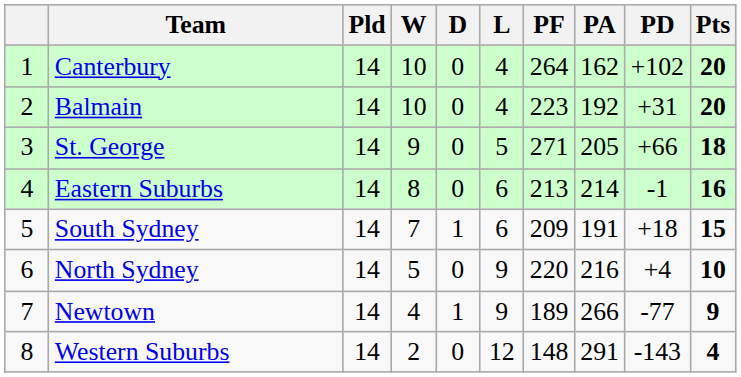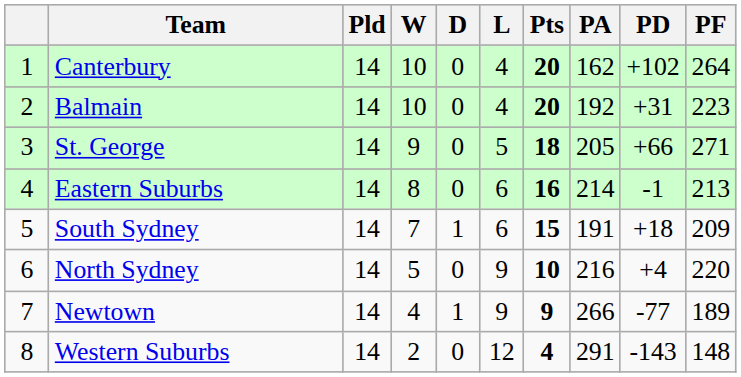columns swapped: (549, 24) <-> (713, 24)
